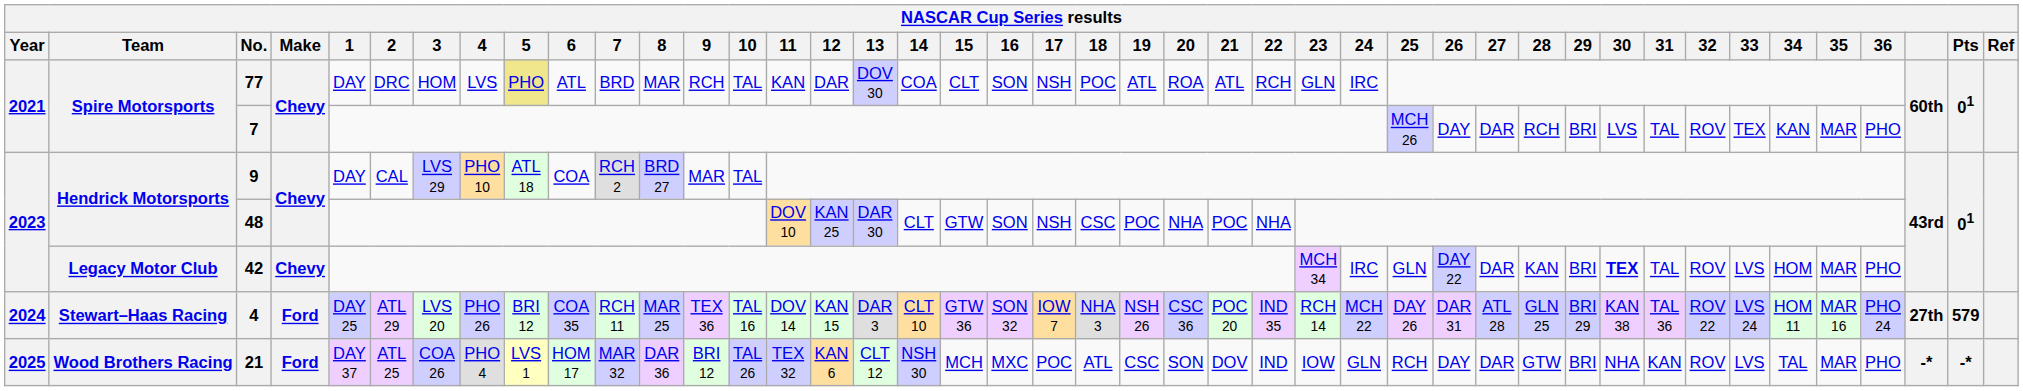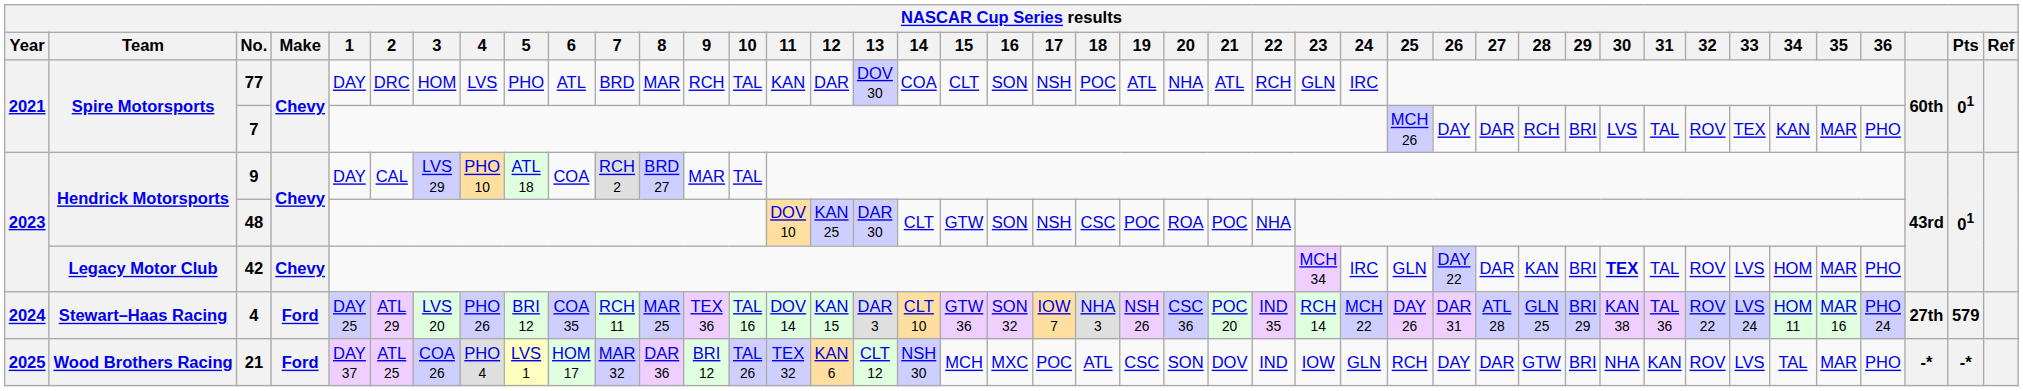(526, 83) khaki background -> (526, 83) no background
(1186, 83) ROA -> (1186, 83) NHA
(1186, 222) NHA -> (1186, 222) ROA
